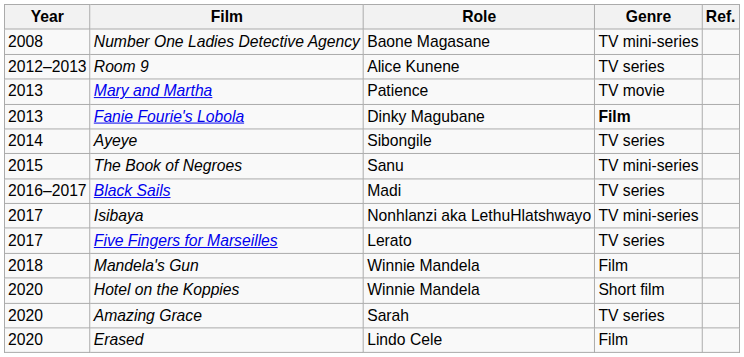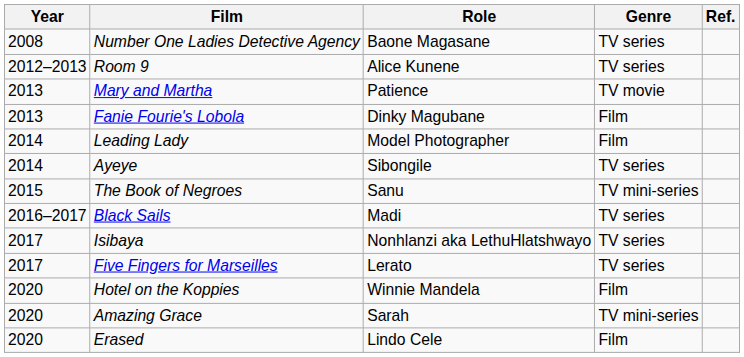(649, 41) TV mini-series -> (632, 41) TV series
(615, 116) bold -> (613, 116) normal
+ row: (141, 141)
(649, 215) TV mini-series -> (632, 240) TV series
- row: (146, 265)
(632, 290) Short film -> (613, 290) Film
(632, 315) TV series -> (649, 315) TV mini-series
